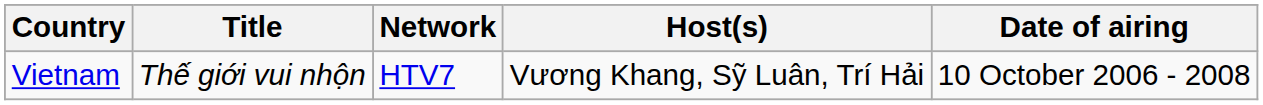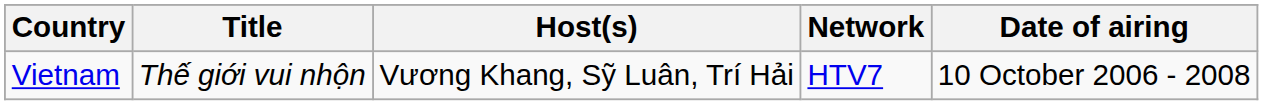columns swapped: (717, 27) <-> (438, 27)
